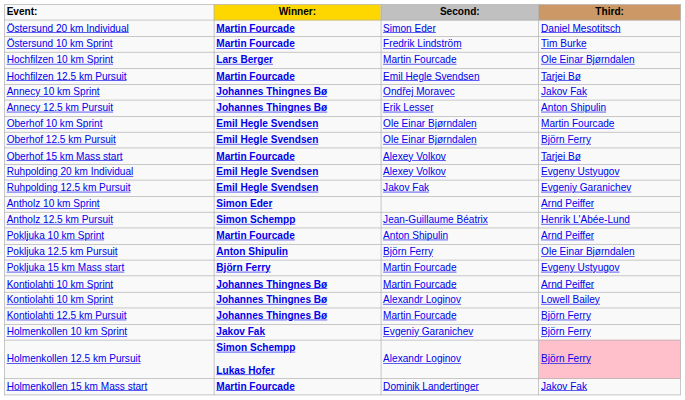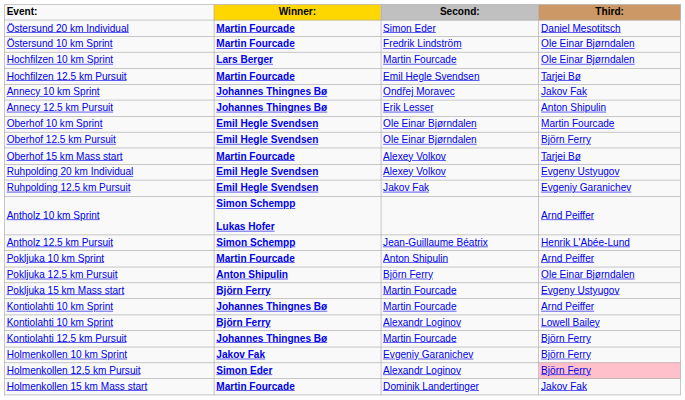(564, 44) Tim Burke -> (588, 44) Ole Einar Bjørndalen
(244, 204) Simon Eder -> (256, 215) Simon Schempp Lukas Hofer
(272, 300) Johannes Thingnes Bø -> (243, 322) Björn Ferry
(256, 359) Simon Schempp Lukas Hofer -> (244, 370) Simon Eder
